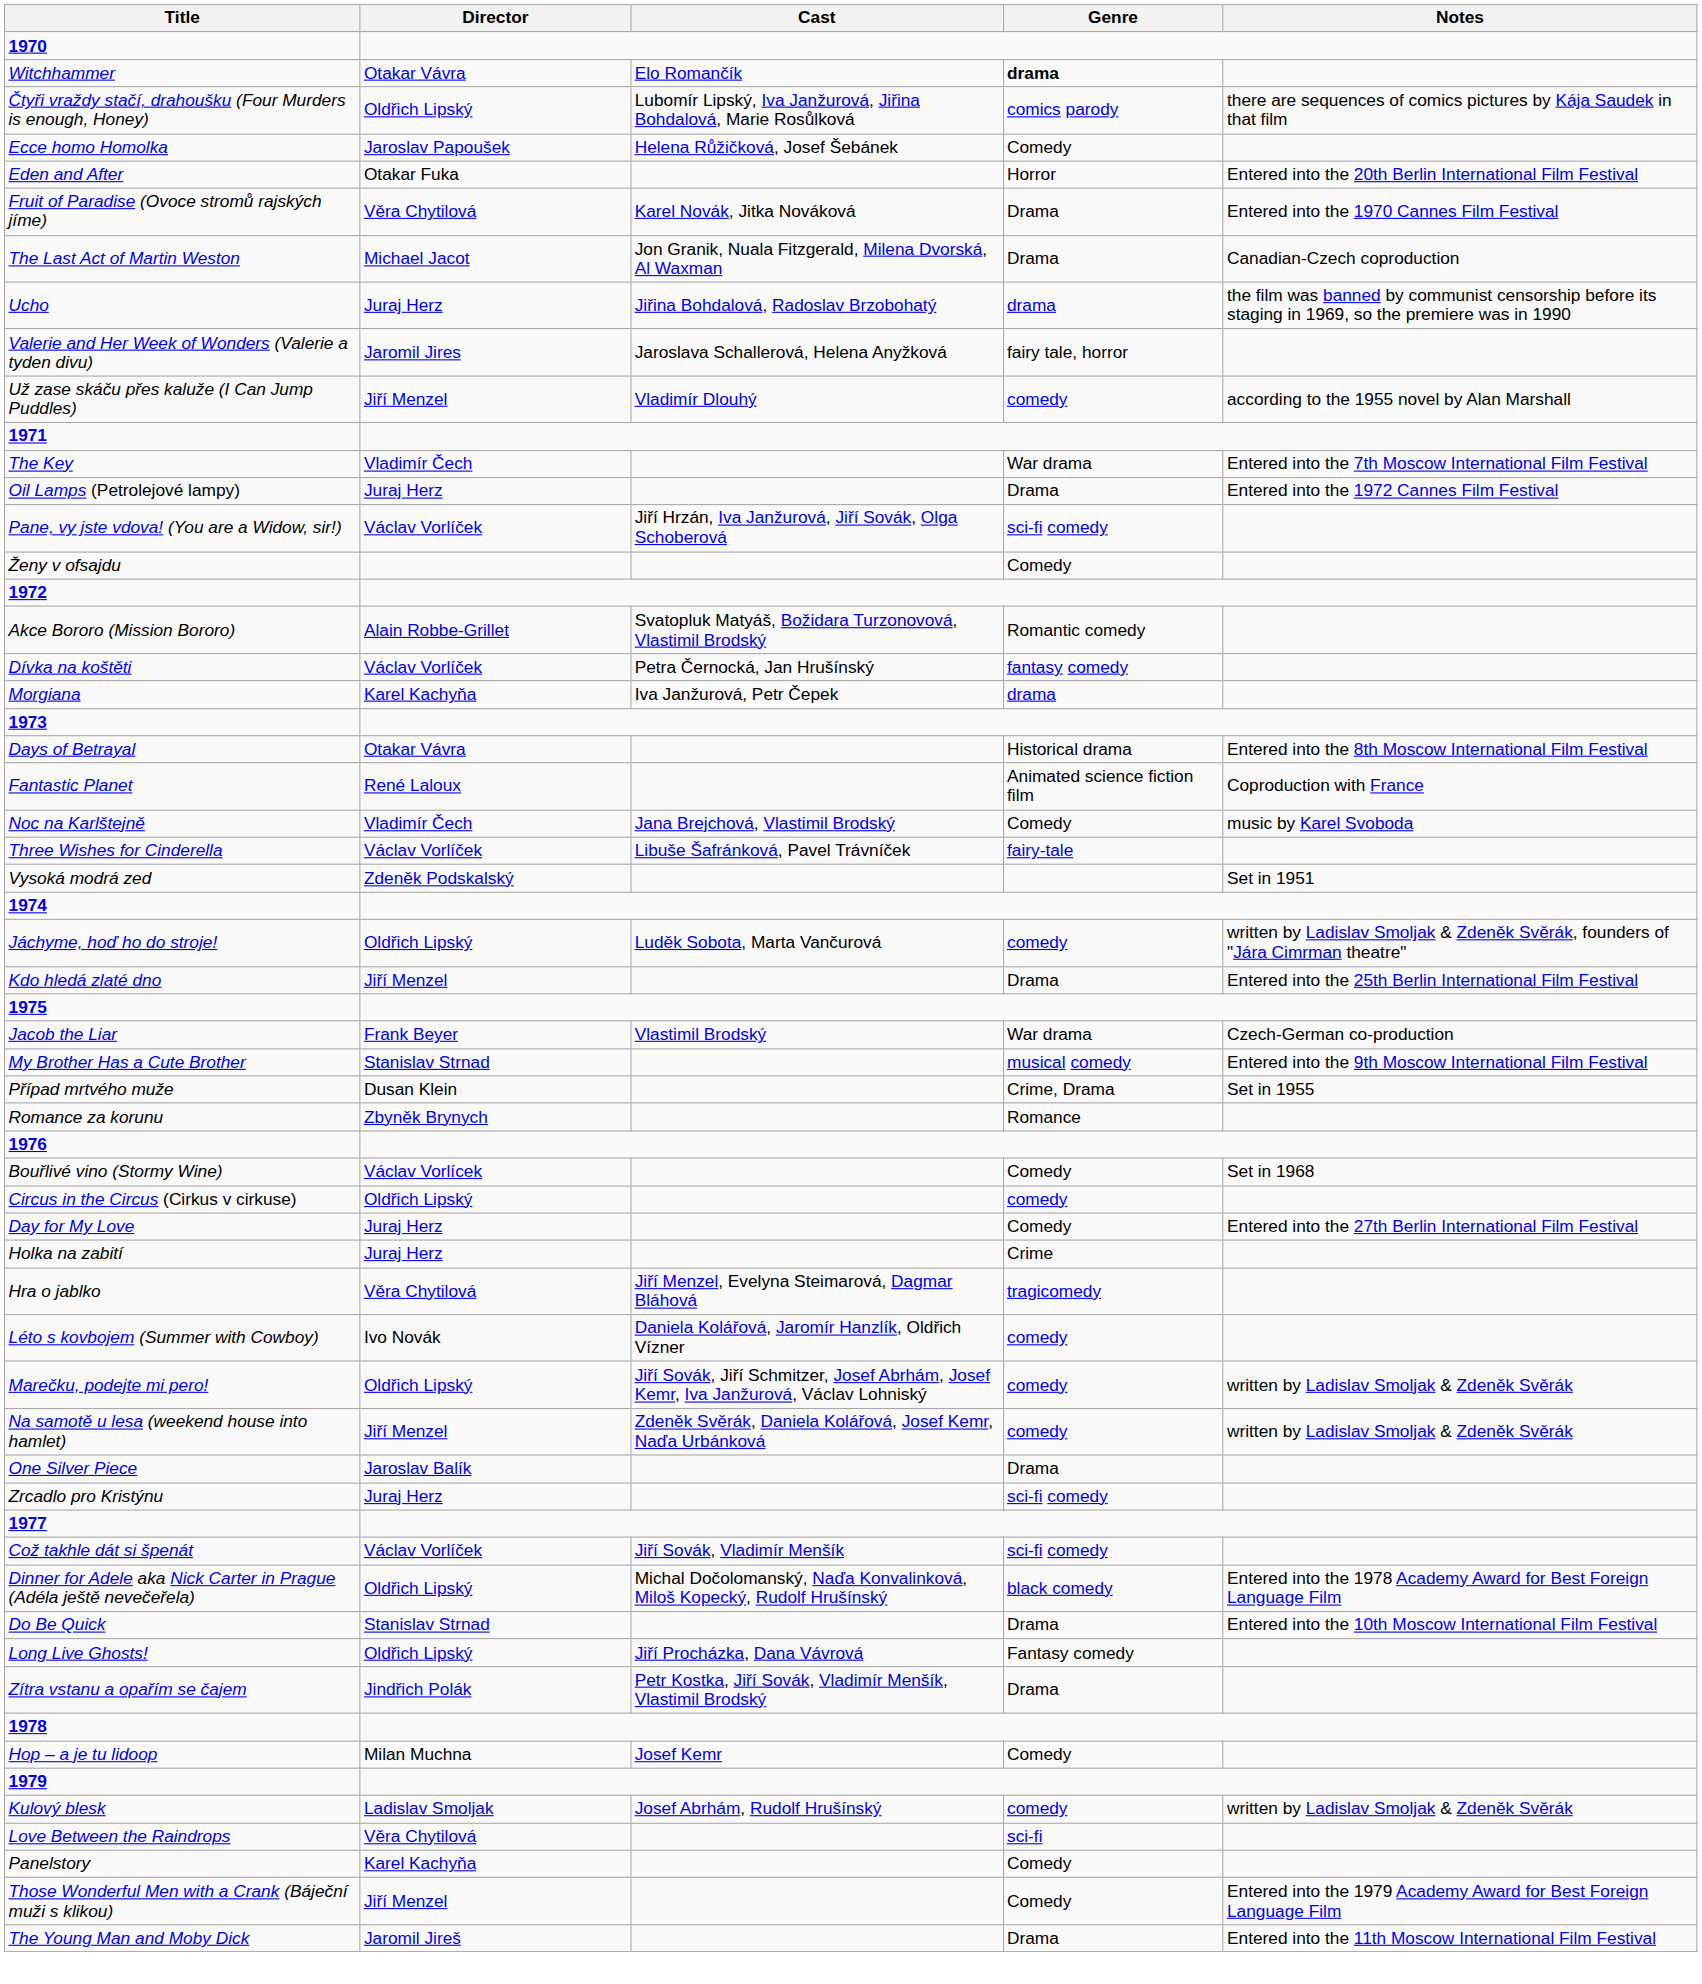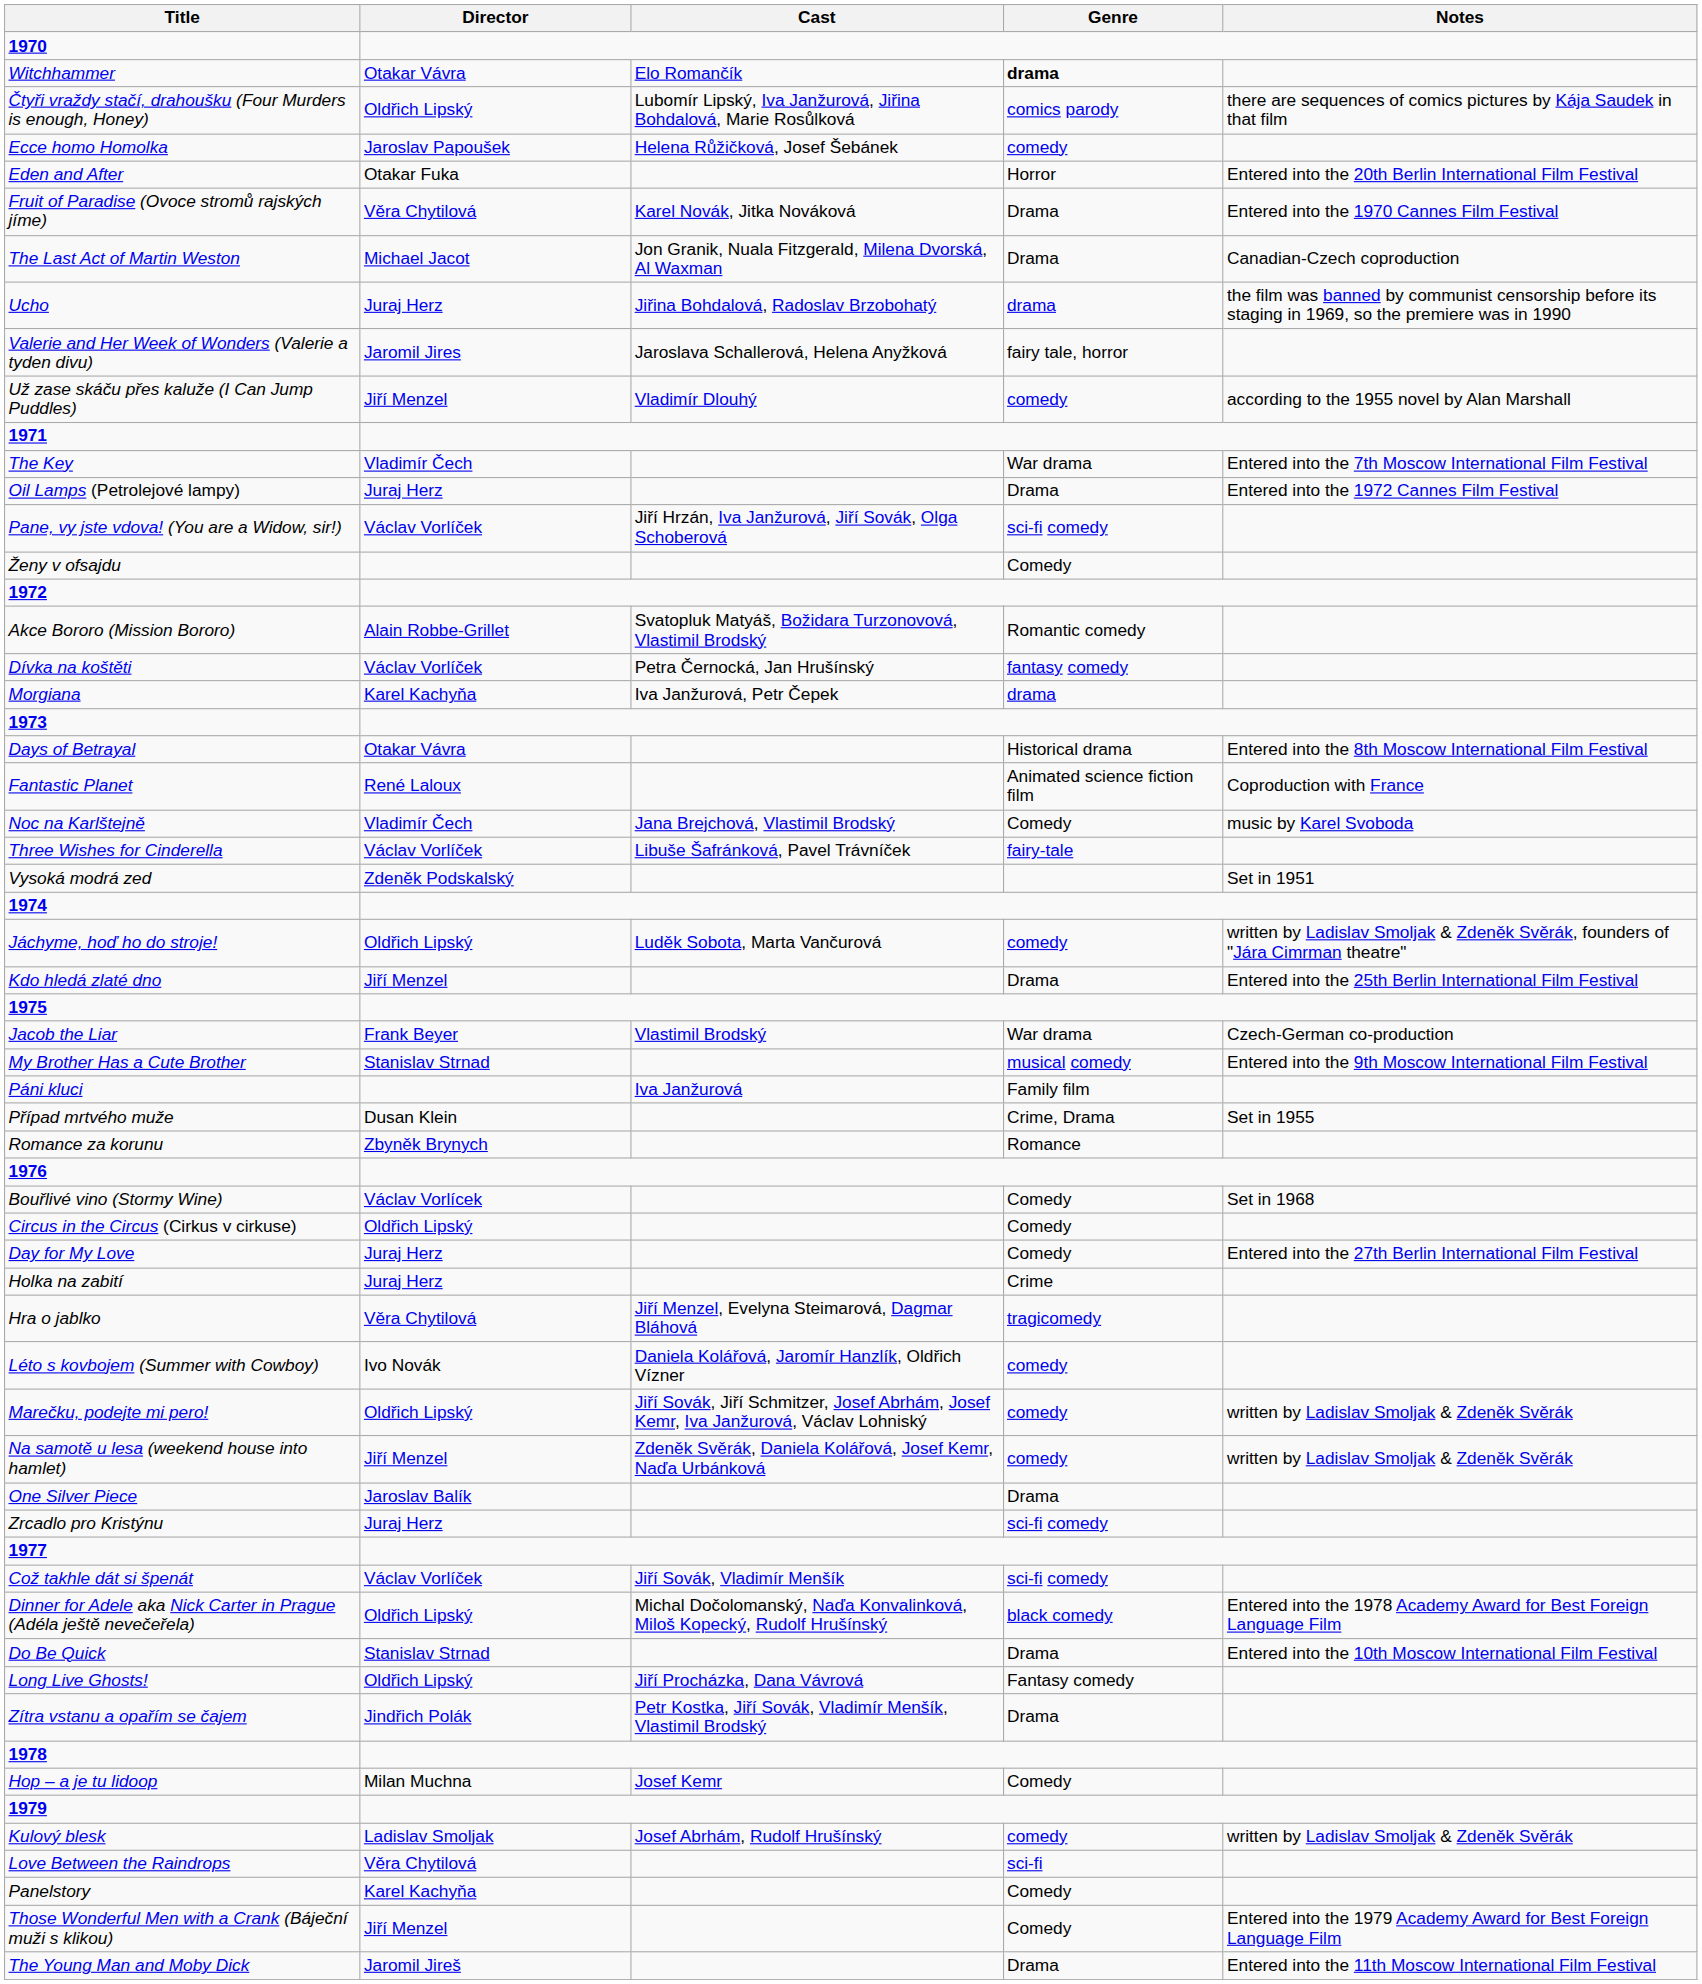(1039, 147) Comedy -> (1037, 147) comedy
+ row: (46, 1089)
(1037, 1199) comedy -> (1039, 1226) Comedy
